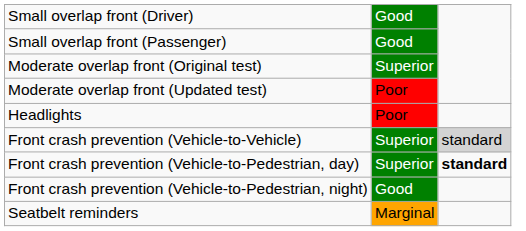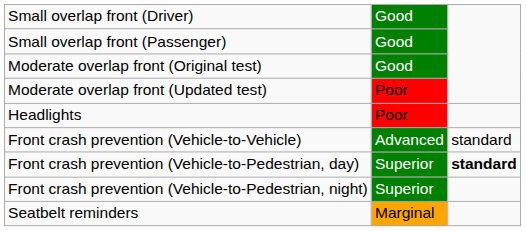(404, 66) Superior -> (394, 66) Good
(404, 139) Superior -> (409, 139) Advanced
(472, 139) lightgrey background -> (481, 139) no background
(394, 189) Good -> (404, 189) Superior
